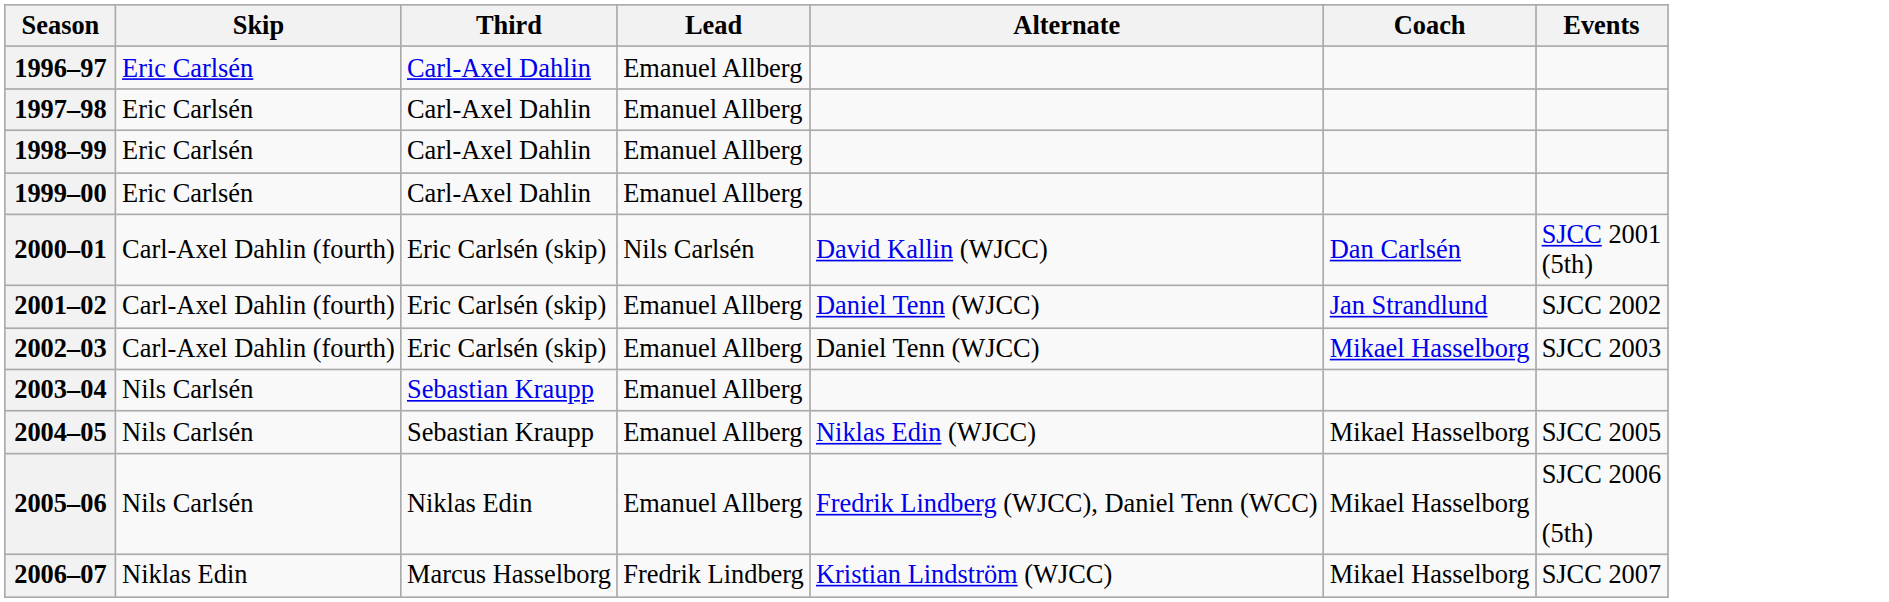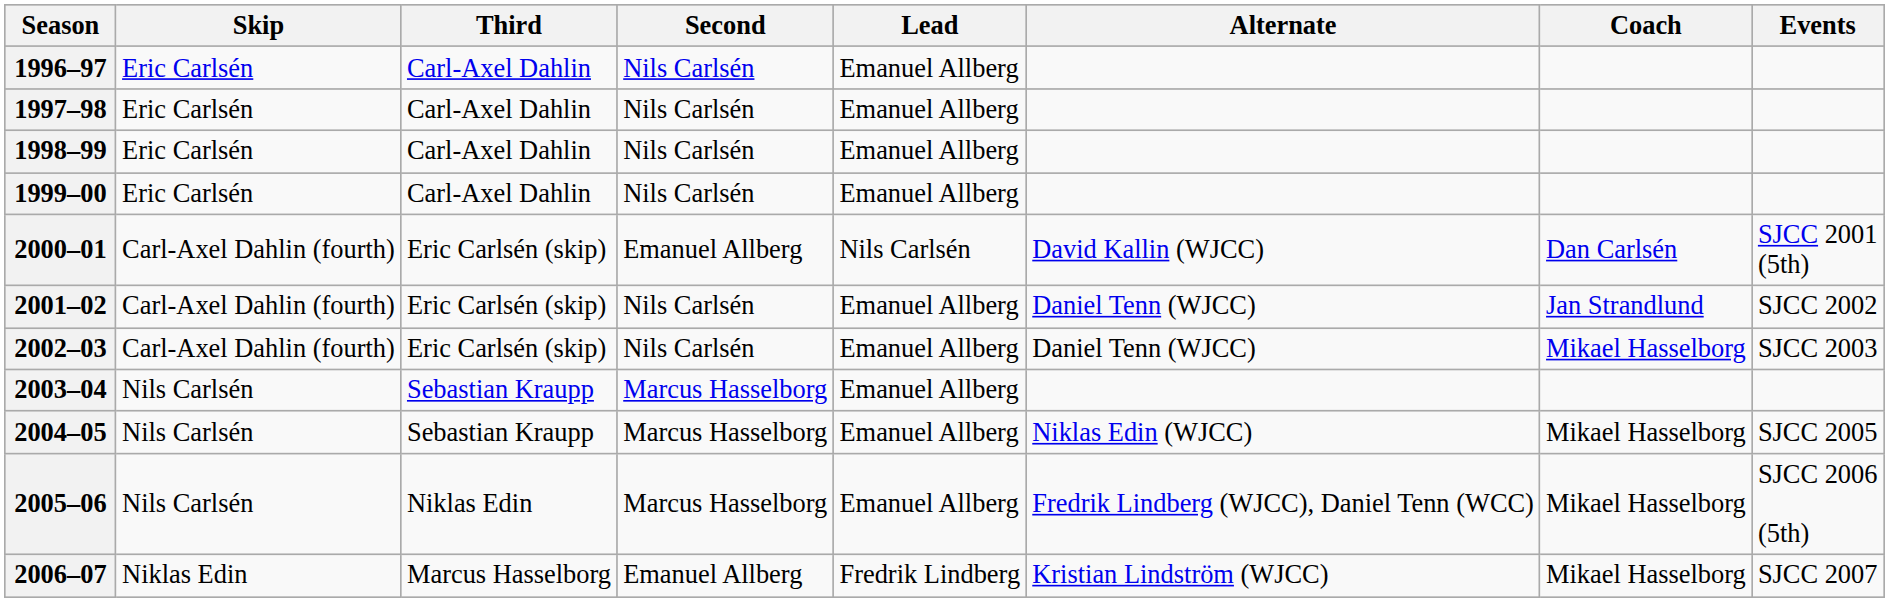+ column: (725, 25)
